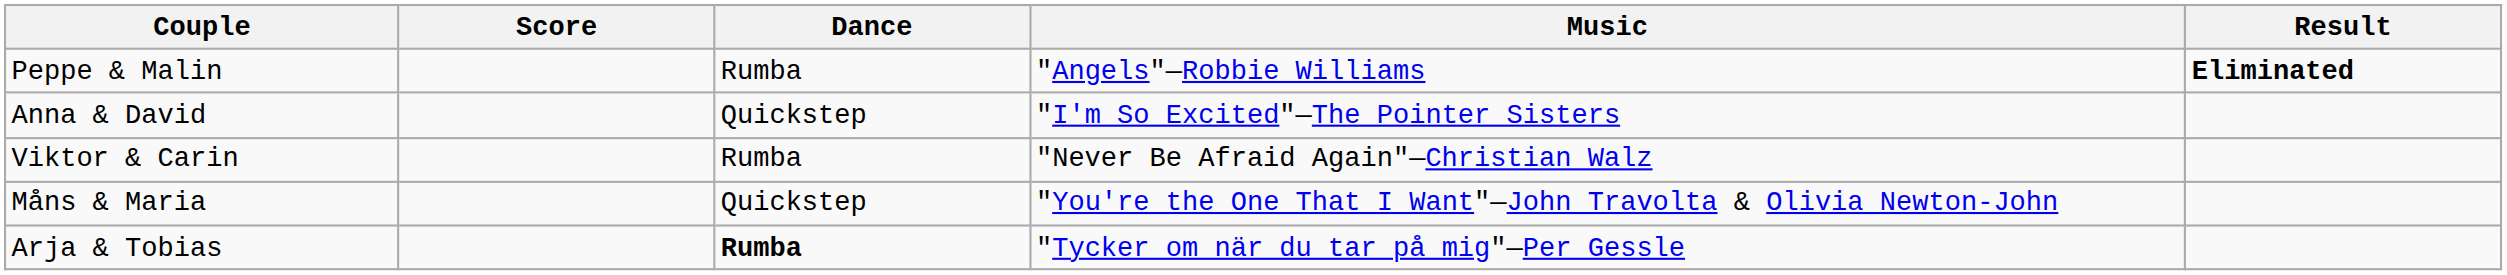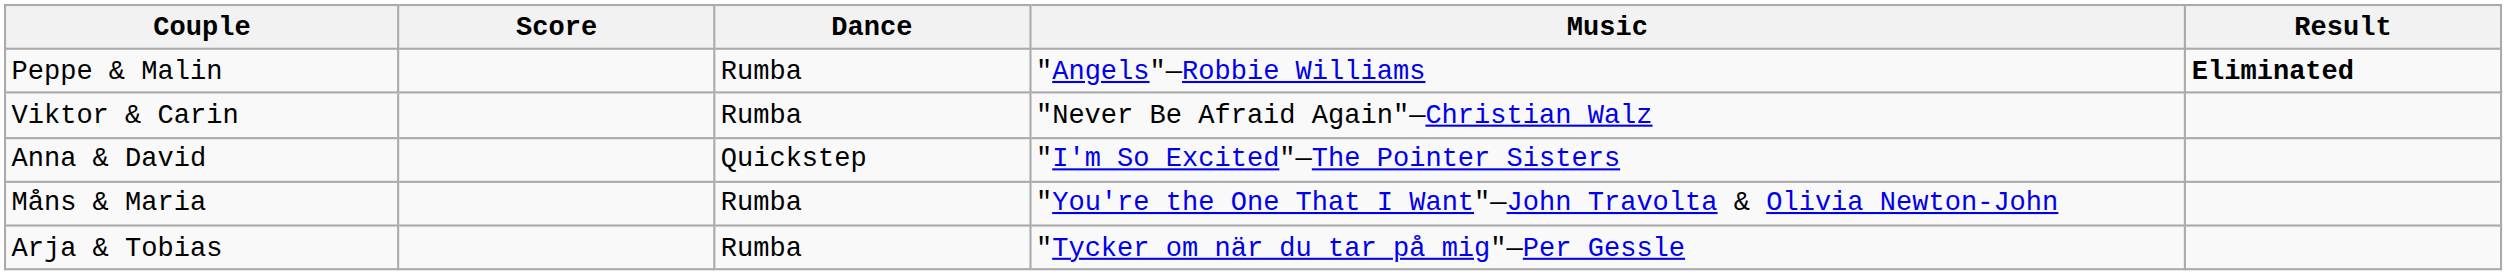rows swapped: (109, 115) <-> (125, 159)
(794, 203) Quickstep -> (761, 203) Rumba
(761, 247) bold -> (761, 247) normal
